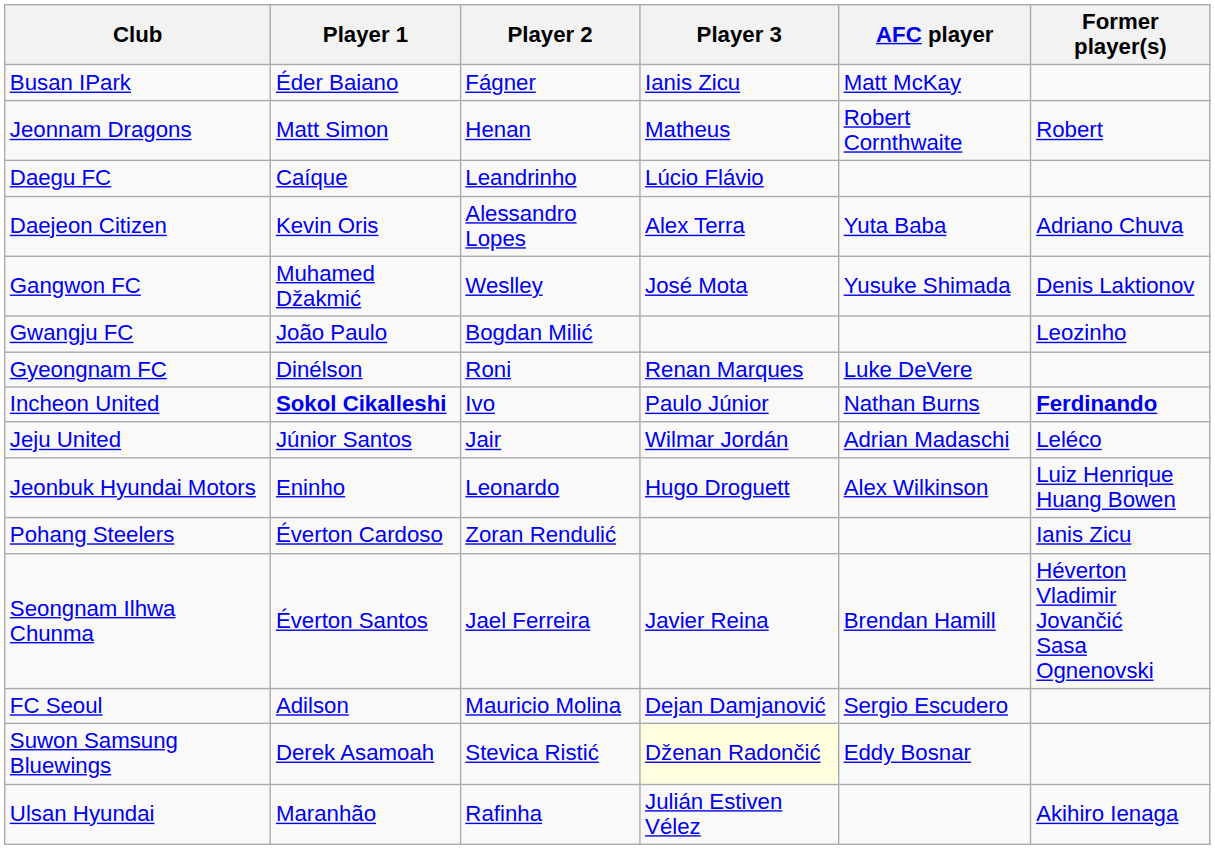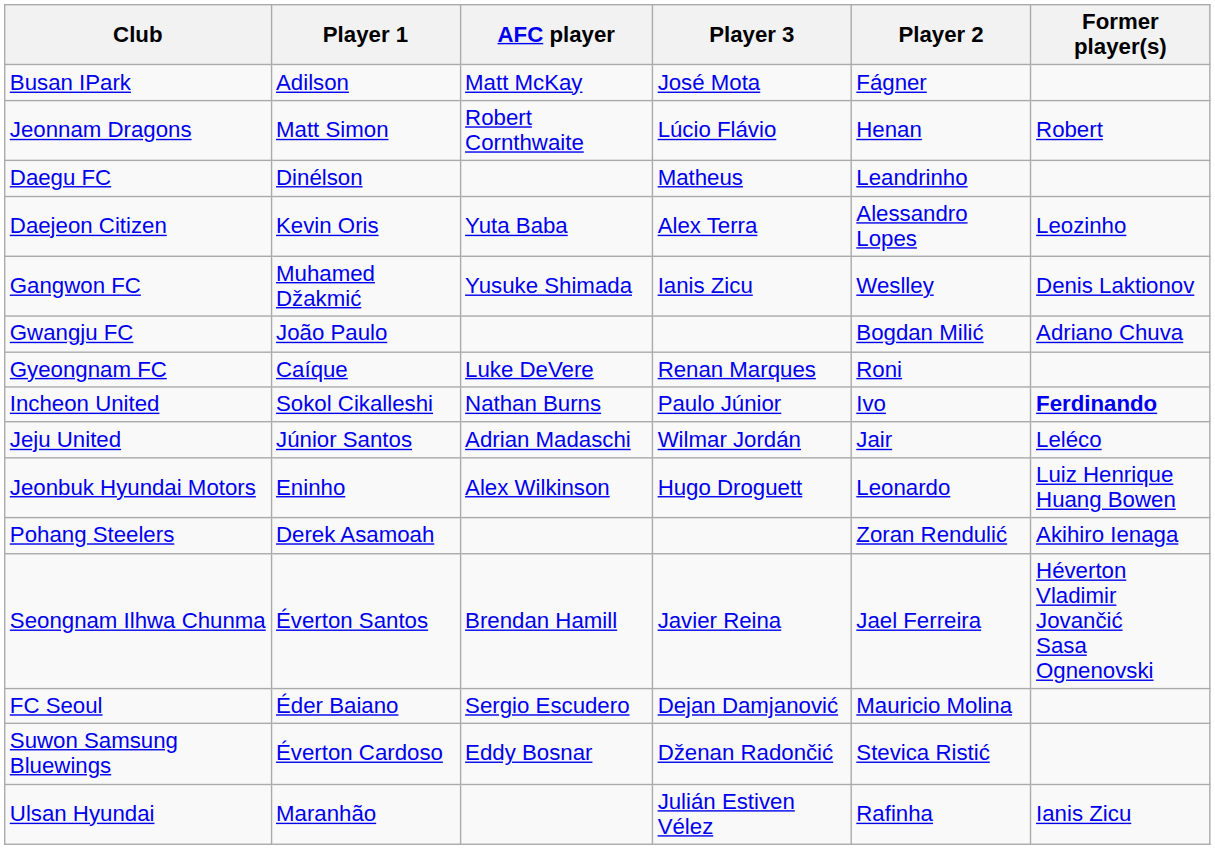columns swapped: (550, 34) <-> (935, 34)
(337, 82) Éder Baiano -> (313, 82) Adilson
(693, 82) Ianis Zicu -> (709, 82) José Mota
(688, 130) Matheus -> (717, 130) Lúcio Flávio
(312, 177) Caíque -> (319, 177) Dinélson
(704, 177) Lúcio Flávio -> (700, 177) Matheus
(1110, 225) Adriano Chuva -> (1081, 225) Leozinho
(696, 286) José Mota -> (705, 286) Ianis Zicu
(1081, 333) Leozinho -> (1110, 333) Adriano Chuva
(319, 369) Dinélson -> (312, 369) Caíque
(361, 404) bold -> (355, 404) normal
(359, 535) Éverton Cardoso -> (355, 535) Derek Asamoah
(1084, 535) Ianis Zicu -> (1107, 535) Akihiro Ienaga
(312, 705) Adilson -> (337, 705) Éder Baiano
(355, 753) Derek Asamoah -> (359, 753) Éverton Cardoso
(733, 753) lightyellow background -> (745, 753) no background
(1107, 813) Akihiro Ienaga -> (1084, 813) Ianis Zicu
